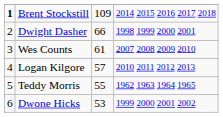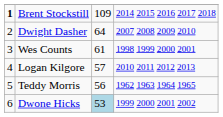(100, 31) 66 -> (100, 31) 64
(156, 31) 1998 1999 2000 2001 -> (156, 31) 2007 2008 2009 2010
(156, 49) 2007 2008 2009 2010 -> (156, 49) 1998 1999 2000 2001
(100, 85) 55 -> (100, 85) 56
(100, 103) no background -> (100, 103) lightblue background
